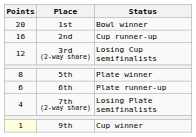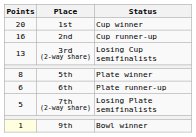(122, 24) Bowl winner -> (119, 24) Cup winner
(20, 54) 12 -> (20, 54) 13
(20, 105) 4 -> (20, 105) 5
(119, 126) Cup winner -> (122, 126) Bowl winner
